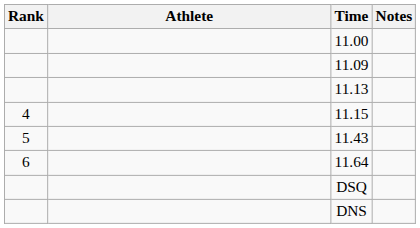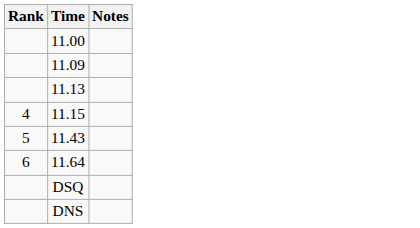- column: (189, 16)
